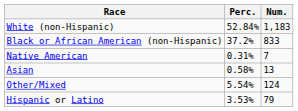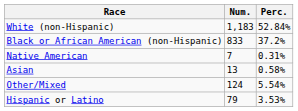columns swapped: (277, 12) <-> (243, 12)
